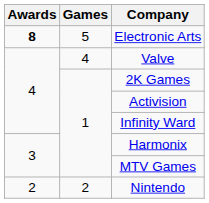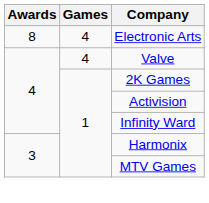(32, 36) bold -> (32, 36) normal
(85, 36) 5 -> (85, 36) 4
- row: (158, 187)
